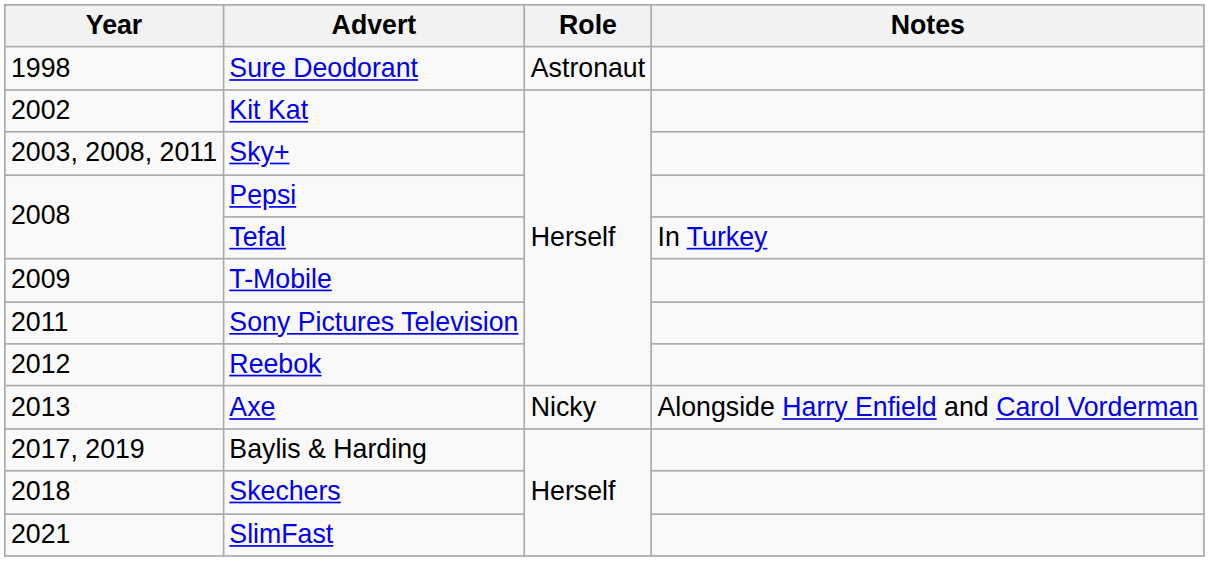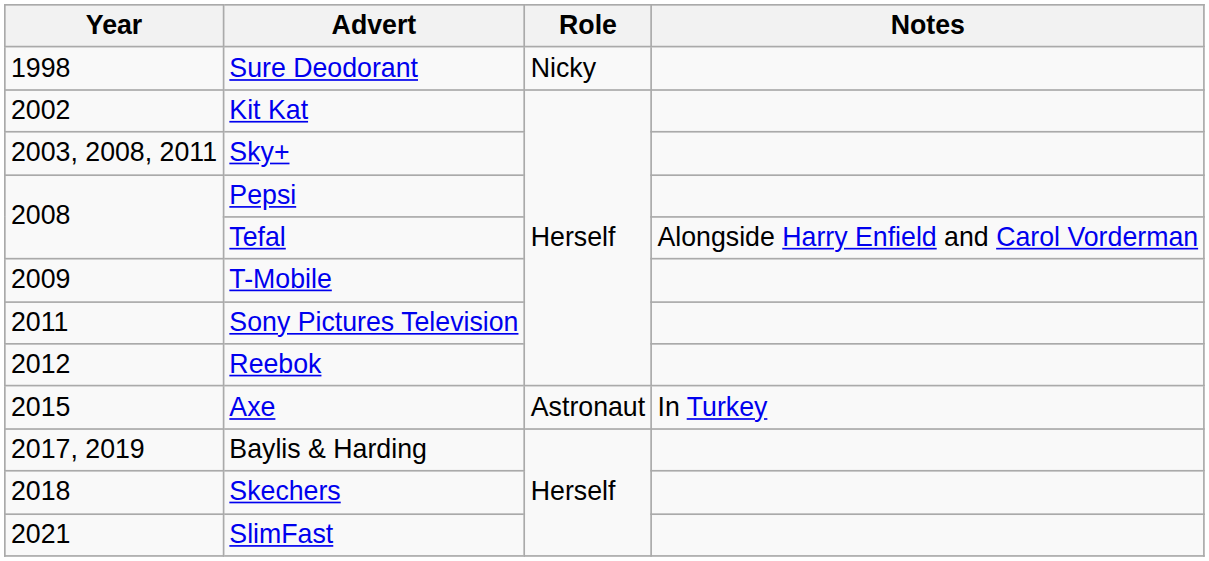(588, 68) Astronaut -> (563, 68) Nicky
(712, 237) In Turkey -> (928, 237) Alongside Harry Enfield and Carol Vorderman
(41, 407) 2013 -> (41, 407) 2015
(563, 407) Nicky -> (588, 407) Astronaut
(928, 407) Alongside Harry Enfield and Carol Vorderman -> (712, 407) In Turkey
